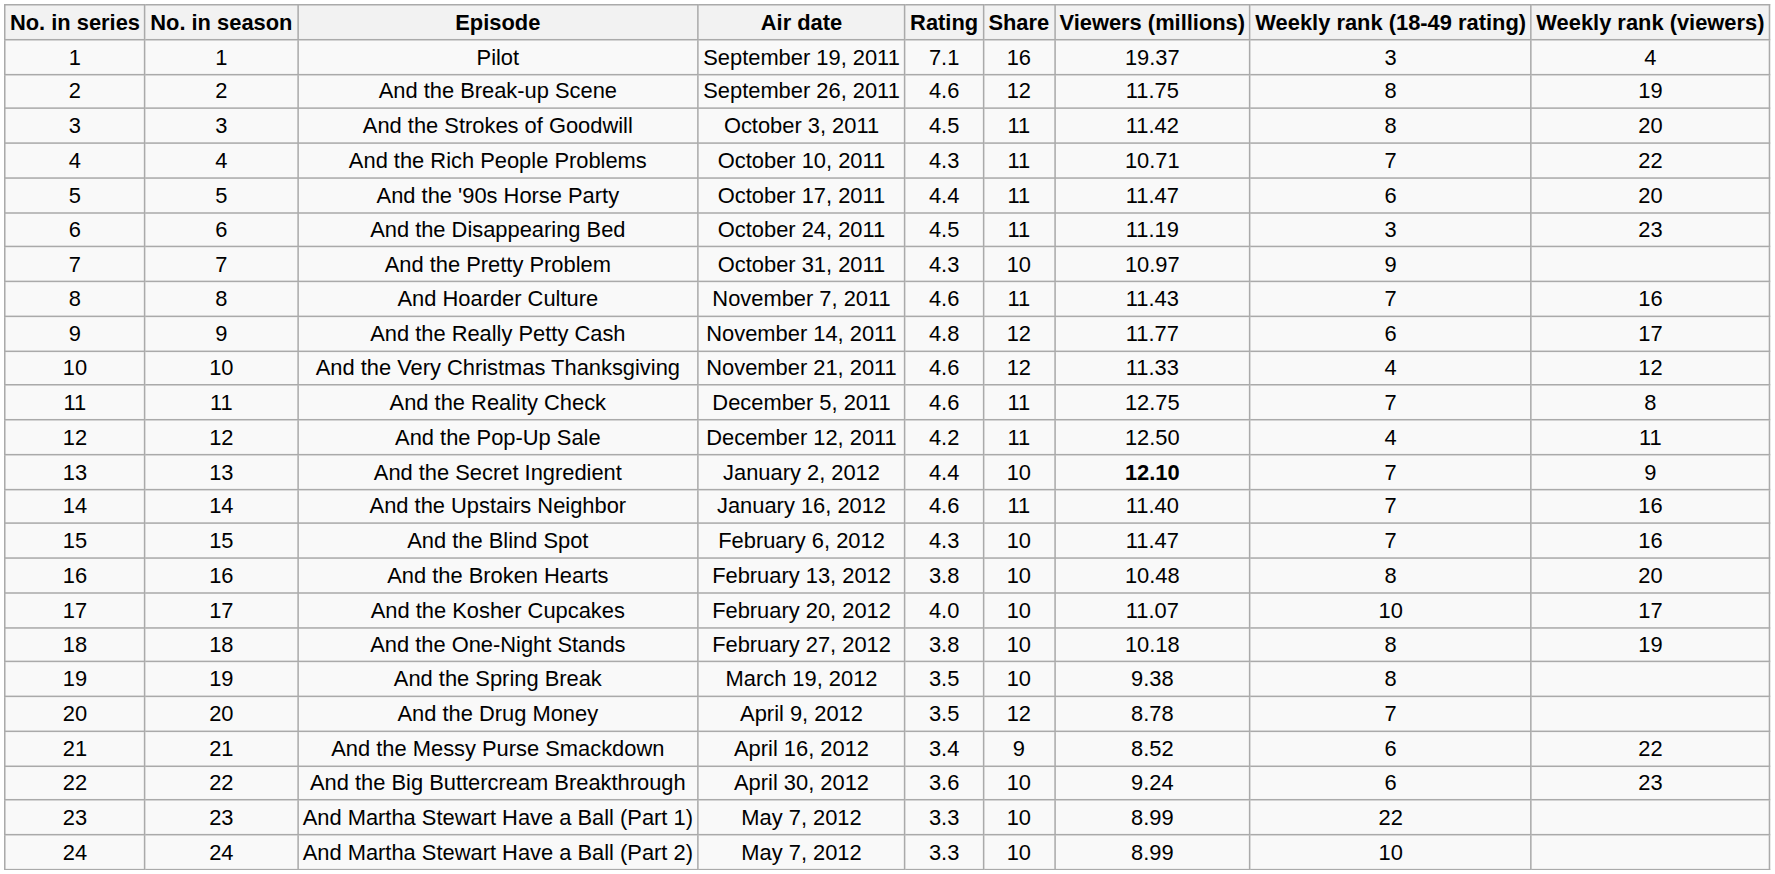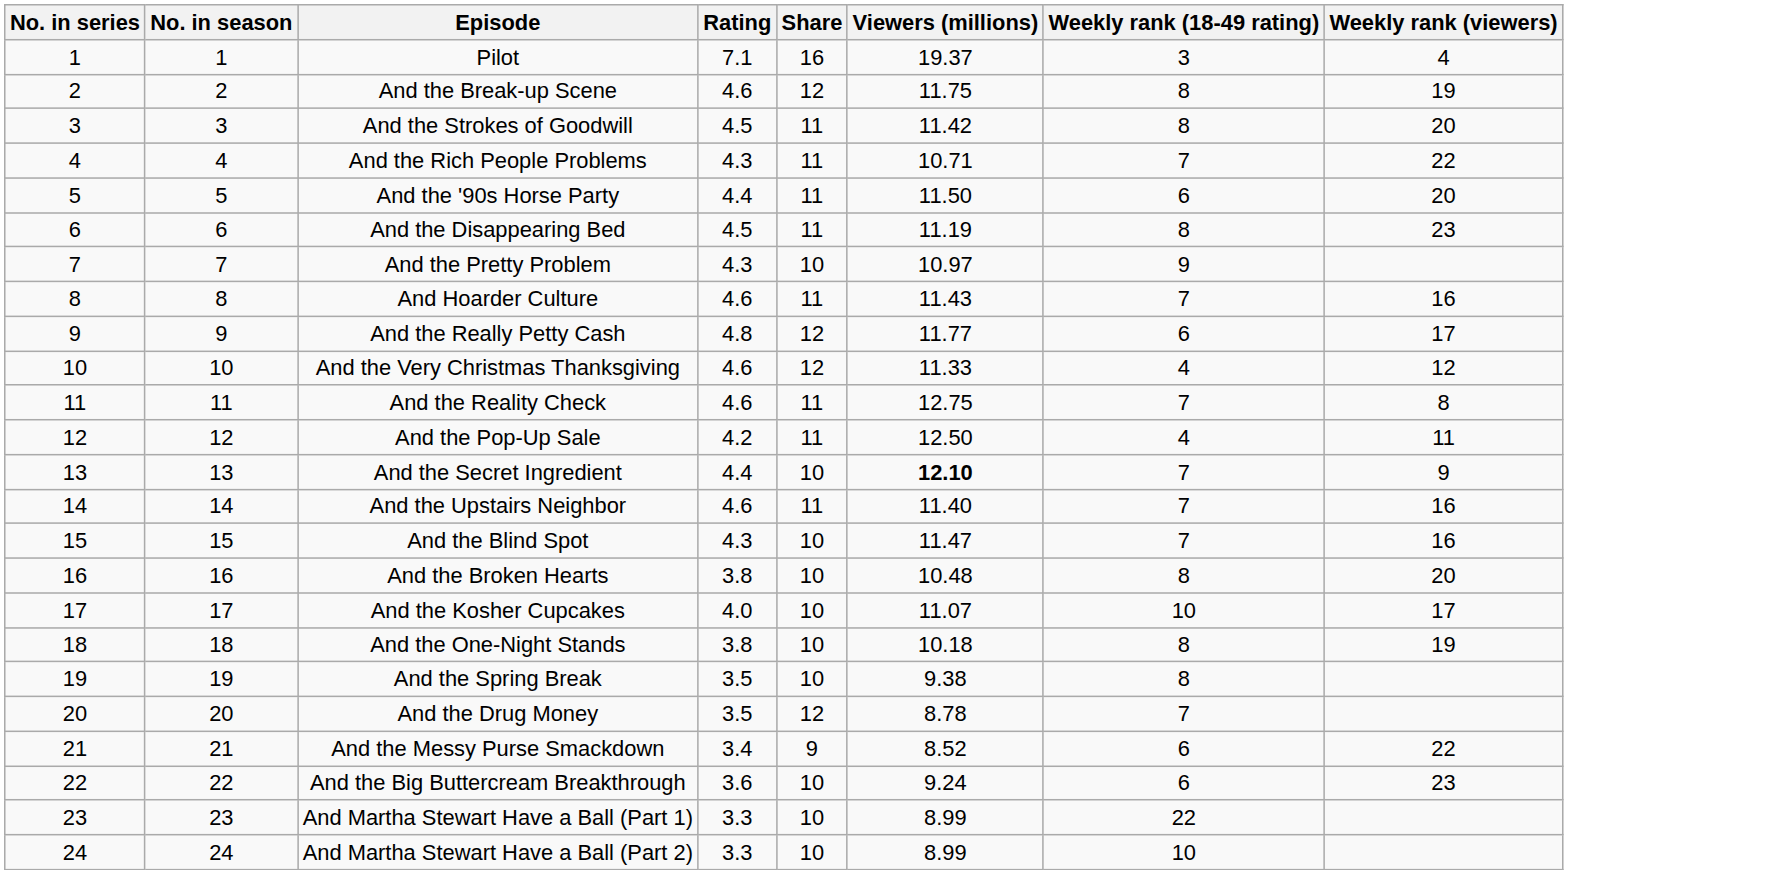- column: (802, 22)
(1152, 195) 11.47 -> (945, 195) 11.50
(1391, 230) 3 -> (1184, 230) 8
